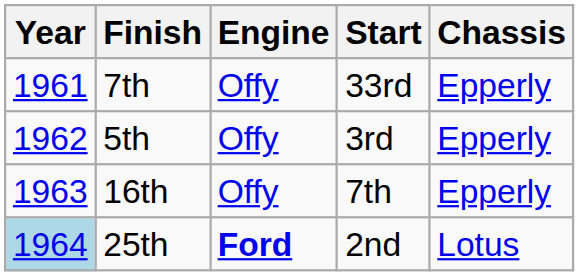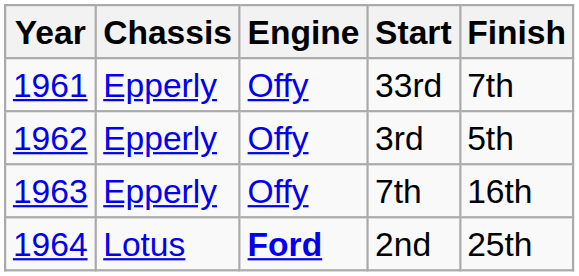columns swapped: (502, 32) <-> (153, 32)
(50, 245) lightblue background -> (50, 245) no background
